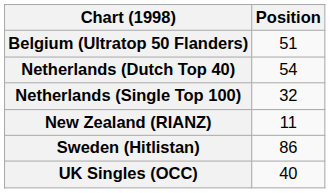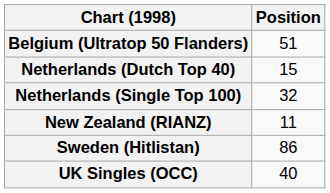(288, 69) 54 -> (288, 69) 15
